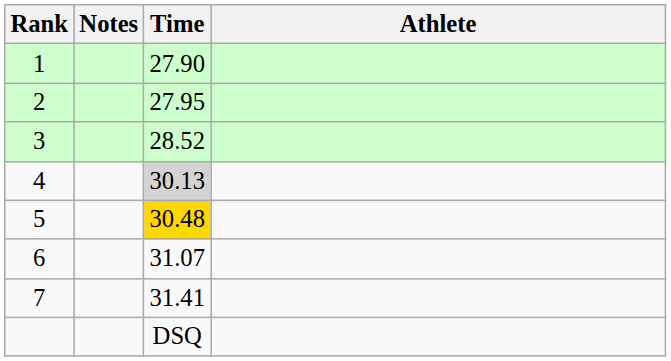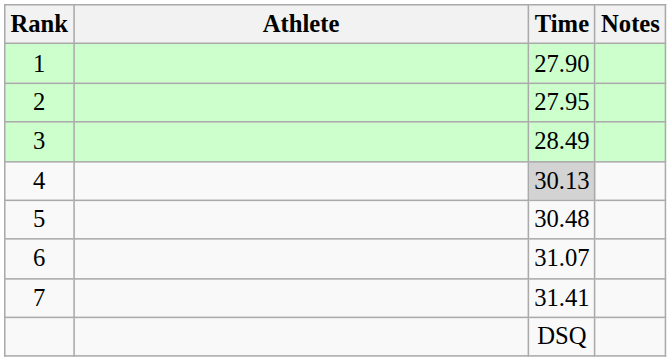columns swapped: (438, 24) <-> (109, 24)
(177, 141) 28.52 -> (562, 141) 28.49
(177, 219) gold background -> (562, 219) no background
